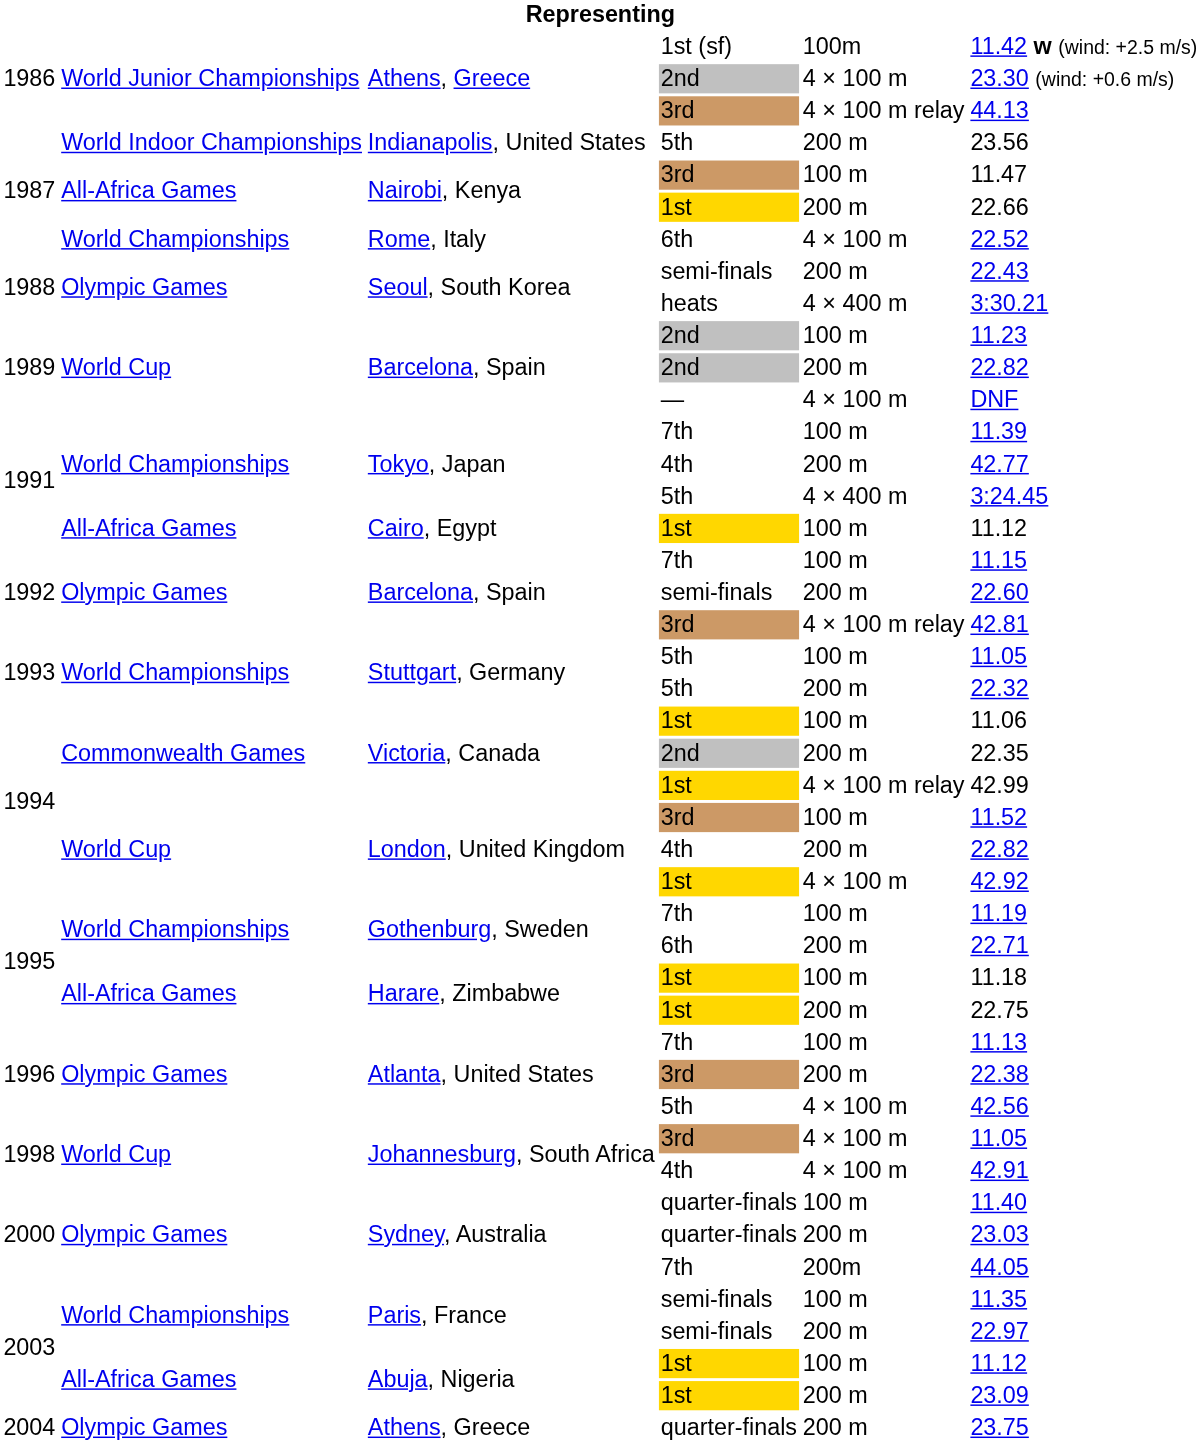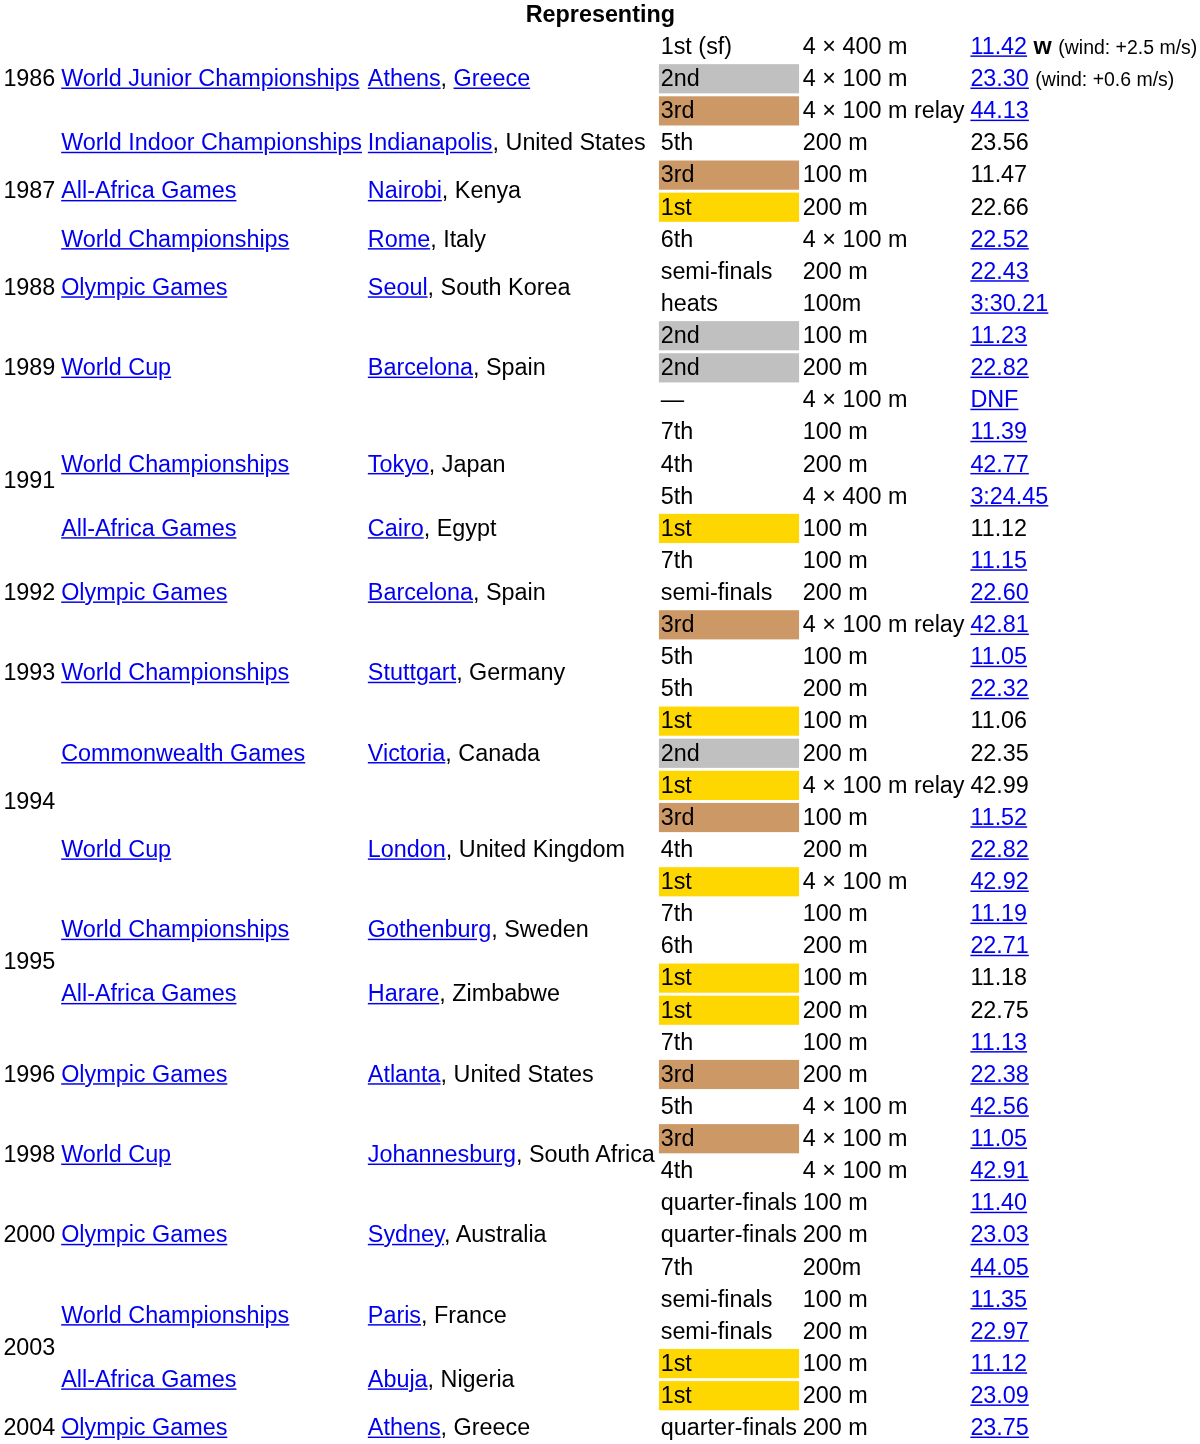(832, 46) 100m -> (855, 46) 4 × 400 m
(855, 303) 4 × 400 m -> (832, 303) 100m
